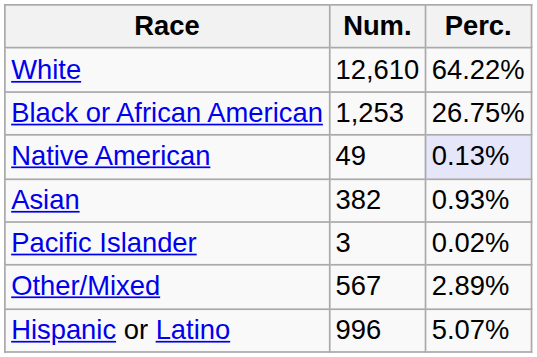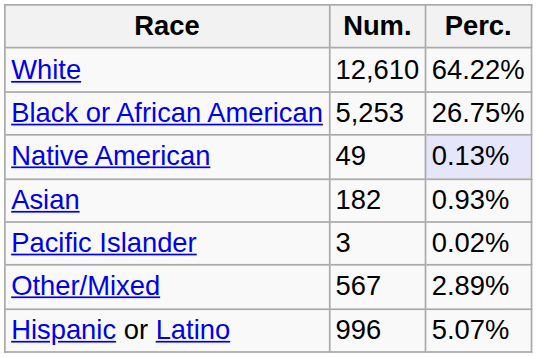(370, 112) 1,253 -> (370, 112) 5,253
(358, 199) 382 -> (358, 199) 182
